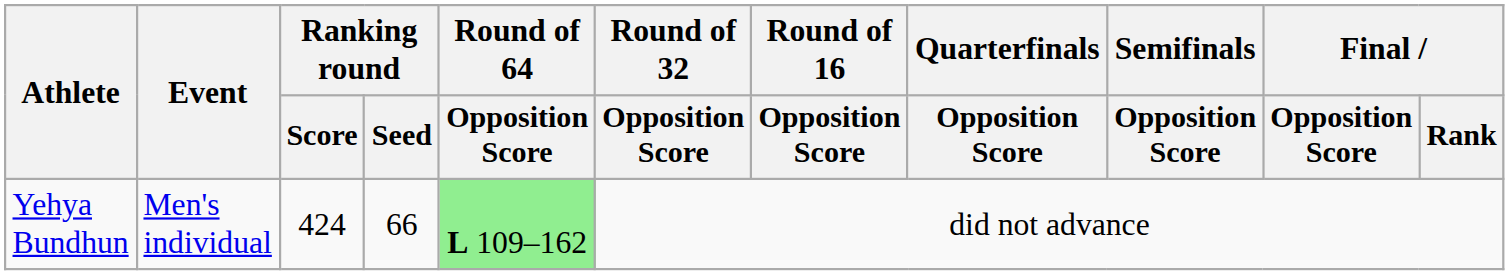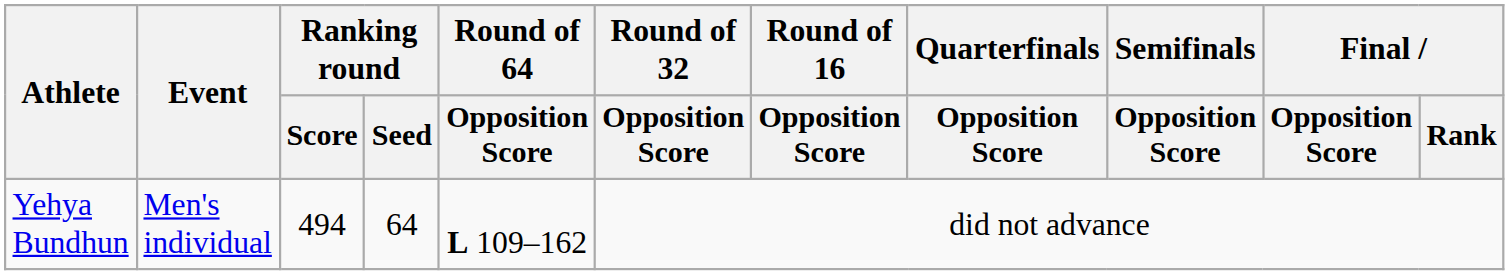(322, 223) 424 -> (322, 223) 494
(402, 223) 66 -> (402, 223) 64
(517, 242) lightgreen background -> (517, 242) no background
